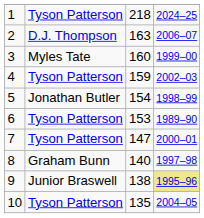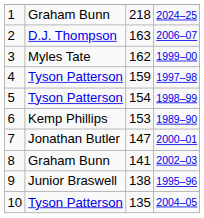(75, 14) Tyson Patterson -> (69, 14) Graham Bunn
(140, 56) 160 -> (140, 56) 162
(177, 77) 2002–03 -> (177, 77) 1997–98
(74, 98) Jonathan Butler -> (75, 98) Tyson Patterson
(75, 118) Tyson Patterson -> (68, 118) Kemp Phillips
(75, 139) Tyson Patterson -> (74, 139) Jonathan Butler
(140, 160) 140 -> (140, 160) 141
(177, 160) 1997–98 -> (177, 160) 2002–03
(177, 181) khaki background -> (177, 181) no background
